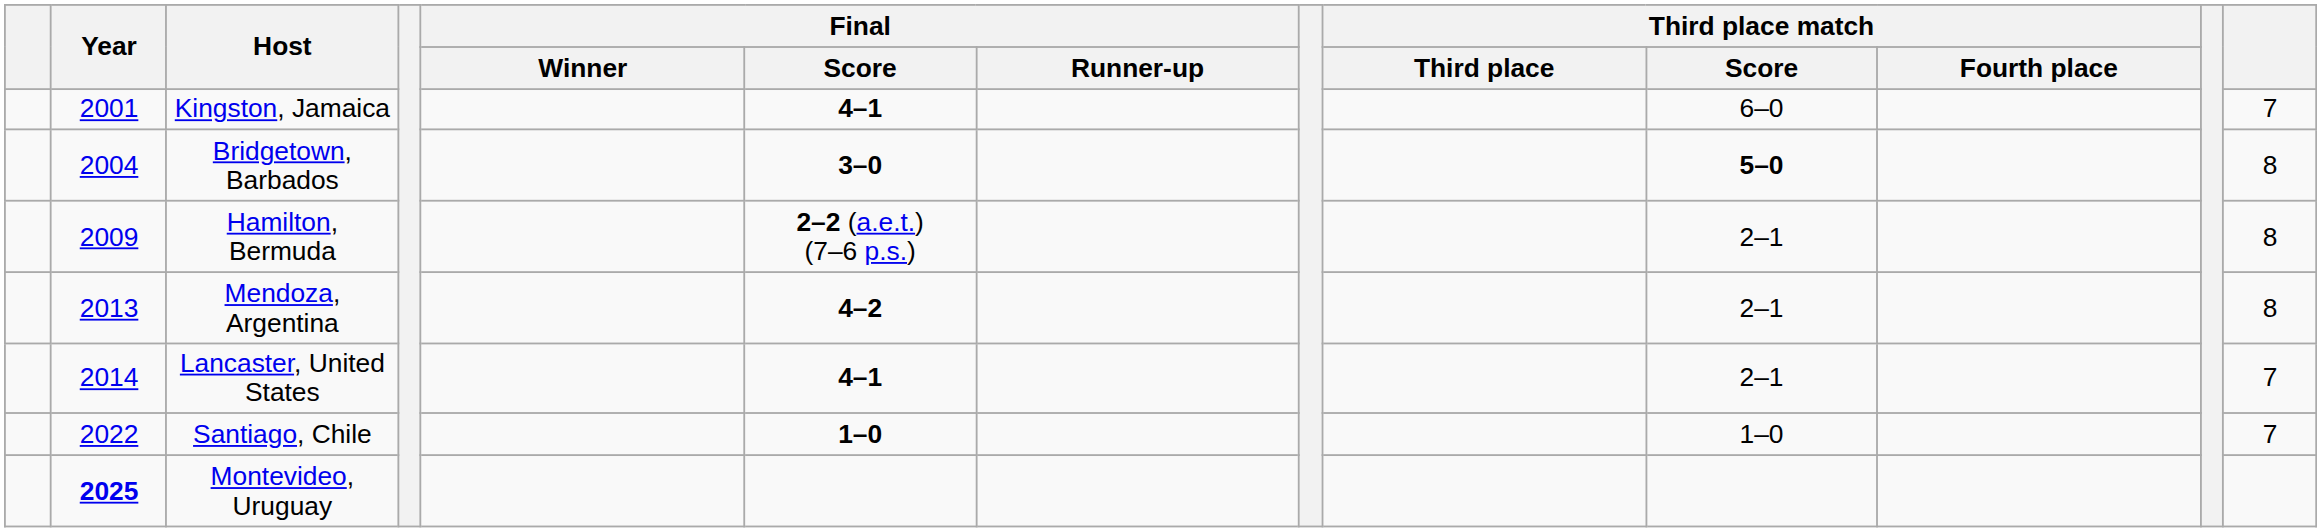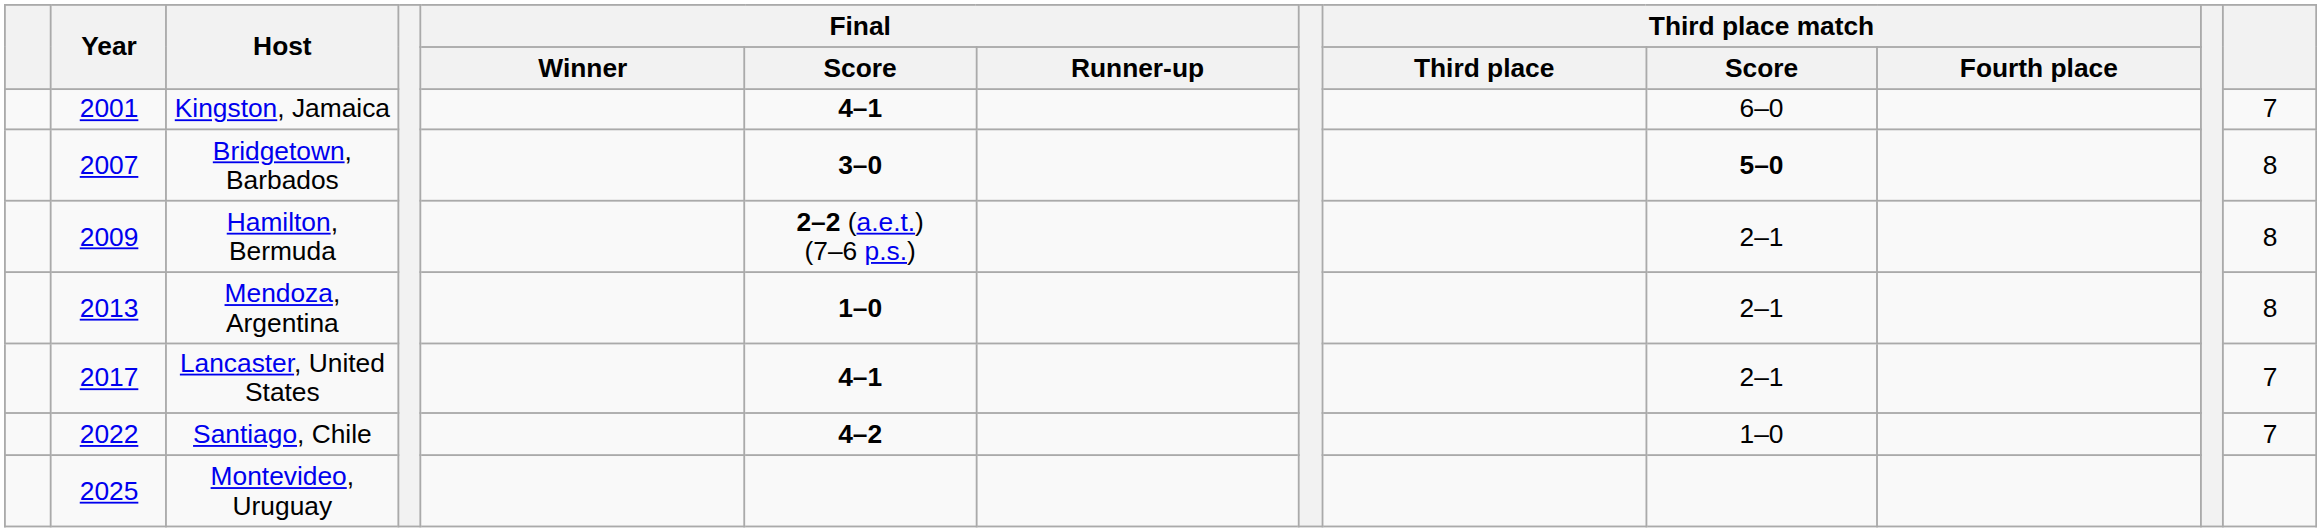(109, 166) 2004 -> (109, 166) 2007
(860, 307) 4–2 -> (860, 307) 1–0
(109, 378) 2014 -> (109, 378) 2017
(860, 435) 1–0 -> (860, 435) 4–2
(109, 491) bold -> (109, 491) normal
